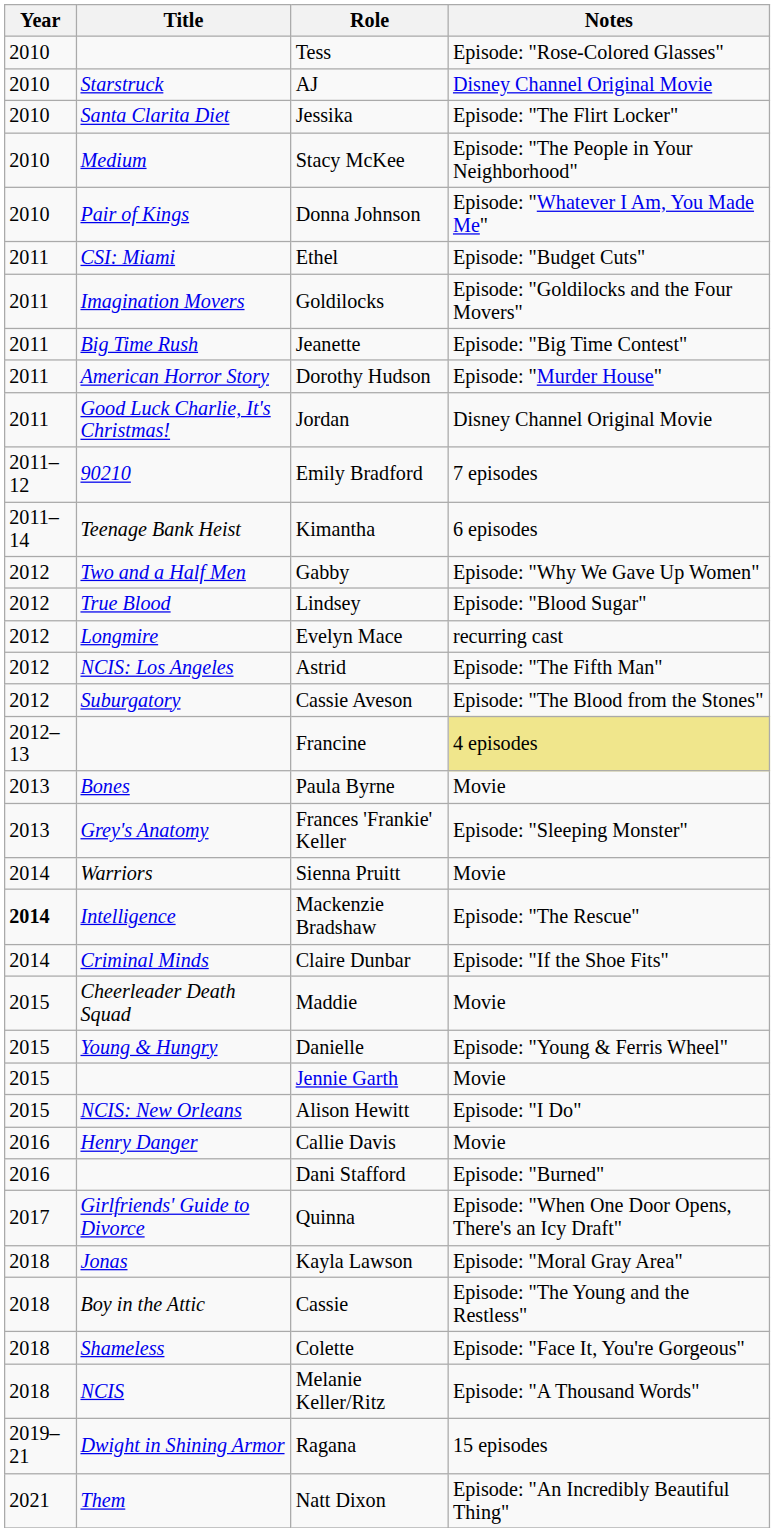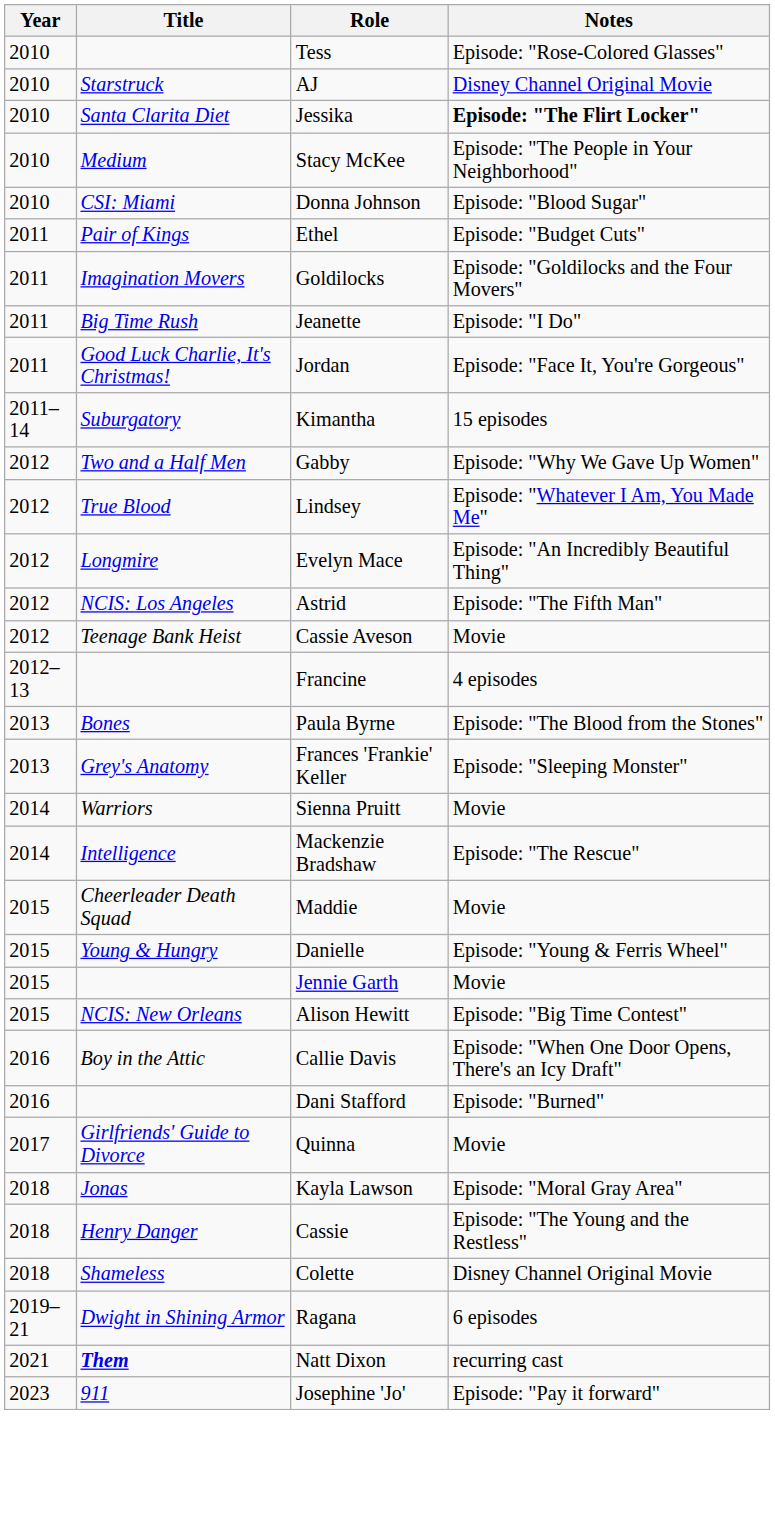(566, 116) normal -> (576, 116) bold
(135, 214) Pair of Kings -> (128, 203) CSI: Miami
(603, 214) Episode: "Whatever I Am, You Made Me" -> (549, 203) Episode: "Blood Sugar"
(128, 257) CSI: Miami -> (135, 235) Pair of Kings
(570, 344) Episode: "Big Time Contest" -> (517, 321) Episode: "I Do"
- row: (363, 376)
(583, 419) Disney Channel Original Movie -> (599, 364) Episode: "Face It, You're Gorgeous"
- row: (359, 474)
(161, 528) Teenage Bank Heist -> (131, 419) Suburgatory
(495, 528) 6 episodes -> (500, 419) 15 episodes
(550, 604) Episode: "Blood Sugar" -> (603, 506) Episode: "Whatever I Am, You Made Me"
(508, 636) recurring cast -> (591, 560) Episode: "An Incredibly Beautiful Thing"
(130, 700) Suburgatory -> (161, 636) Teenage Bank Heist
(608, 700) Episode: "The Blood from the Stones" -> (479, 636) Movie
(495, 743) khaki background -> (495, 679) no background
(479, 786) Movie -> (608, 722) Episode: "The Blood from the Stones"
(29, 916) bold -> (29, 852) normal
- row: (353, 959)
(517, 1110) Episode: "I Do" -> (570, 1014) Episode: "Big Time Contest"
(139, 1142) Henry Danger -> (143, 1057) Boy in the Attic
(479, 1142) Movie -> (592, 1057) Episode: "When One Door Opens, There's an Icy Draft"
(592, 1217) Episode: "When One Door Opens, There's an Icy Draft" -> (479, 1144) Movie
(143, 1304) Boy in the Attic -> (139, 1231) Henry Danger
(599, 1347) Episode: "Face It, You're Gorgeous" -> (582, 1274) Disney Channel Original Movie
- row: (340, 1391)
(500, 1445) 15 episodes -> (495, 1317) 6 episodes
(103, 1500) normal -> (105, 1361) bold
(591, 1500) Episode: "An Incredibly Beautiful Thing" -> (508, 1361) recurring cast
+ row: (351, 1393)
